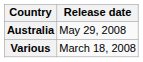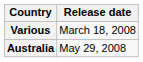rows swapped: (31, 48) <-> (31, 30)
